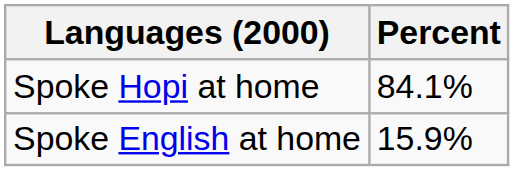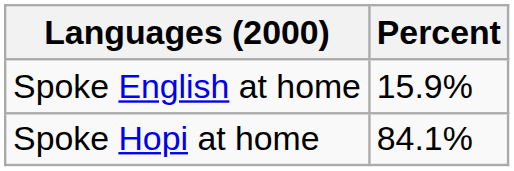rows swapped: (166, 86) <-> (187, 139)
